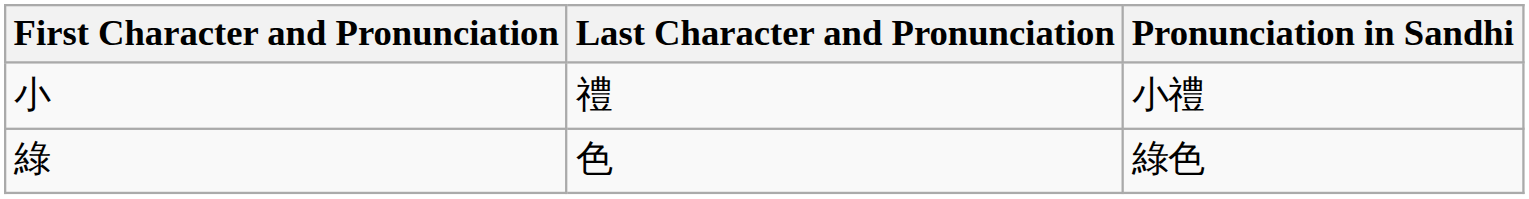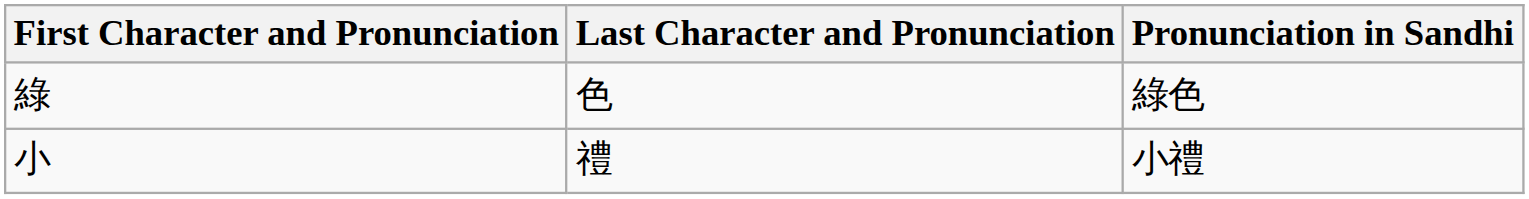rows swapped: (1168, 93) <-> (1168, 158)
